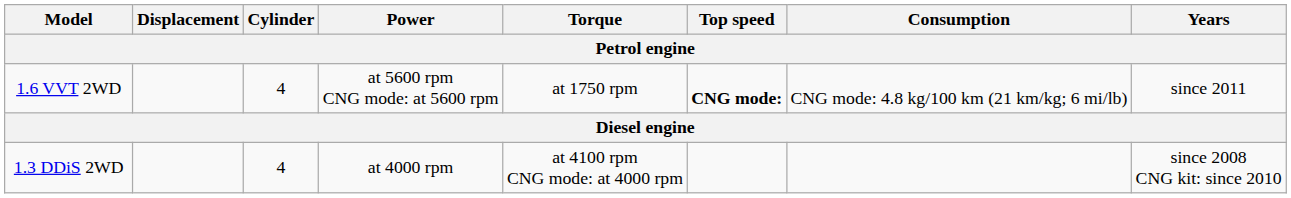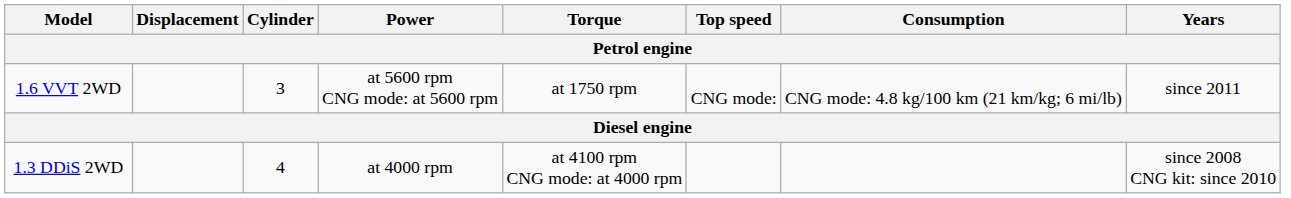(281, 88) 4 -> (280, 88) 3
(737, 98) bold -> (734, 98) normal
